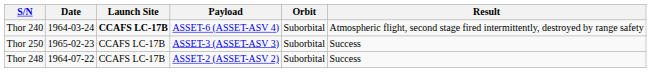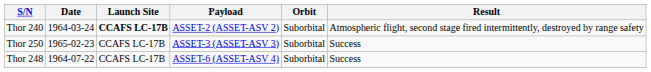(226, 28) ASSET-6 (ASSET-ASV 4) -> (226, 28) ASSET-2 (ASSET-ASV 2)
(226, 59) ASSET-2 (ASSET-ASV 2) -> (226, 59) ASSET-6 (ASSET-ASV 4)
